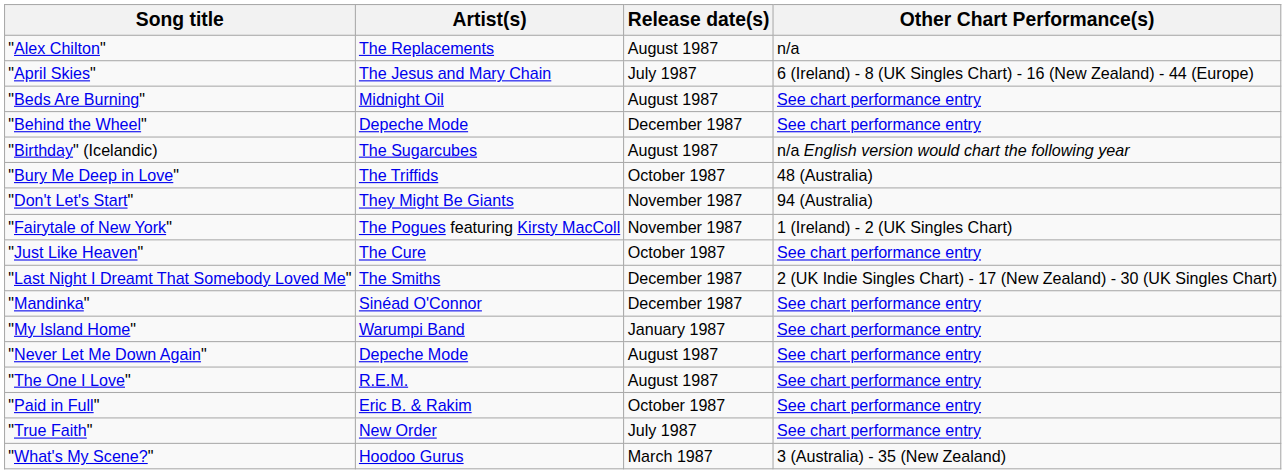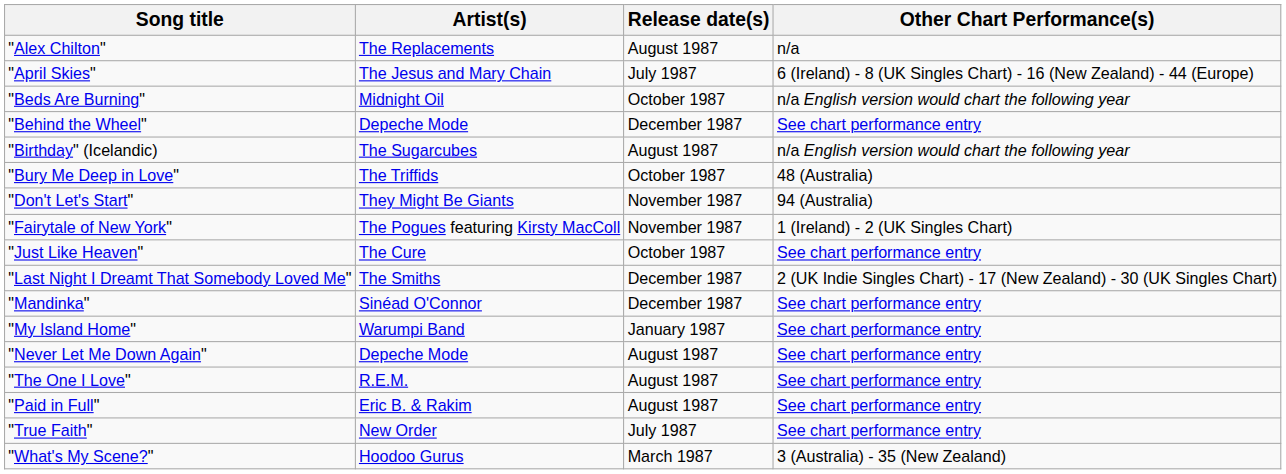(673, 99) August 1987 -> (676, 99) October 1987
(879, 99) See chart performance entry -> (953, 99) n/a English version would chart the following year
(676, 405) October 1987 -> (673, 405) August 1987
